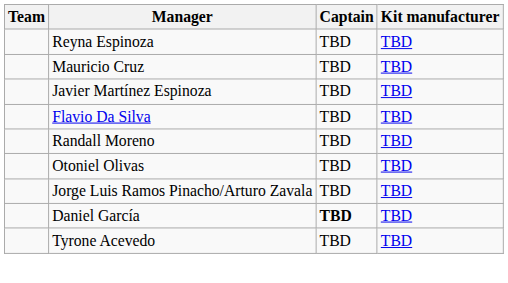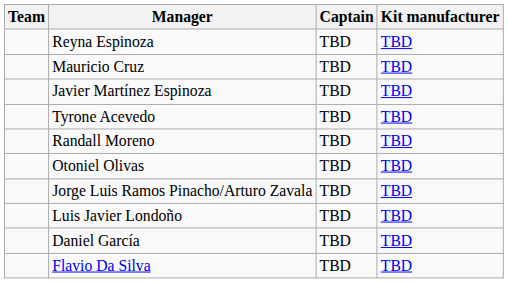rows swapped: (104, 240) <-> (101, 116)
+ row: (117, 215)
(336, 215) bold -> (335, 240) normal
